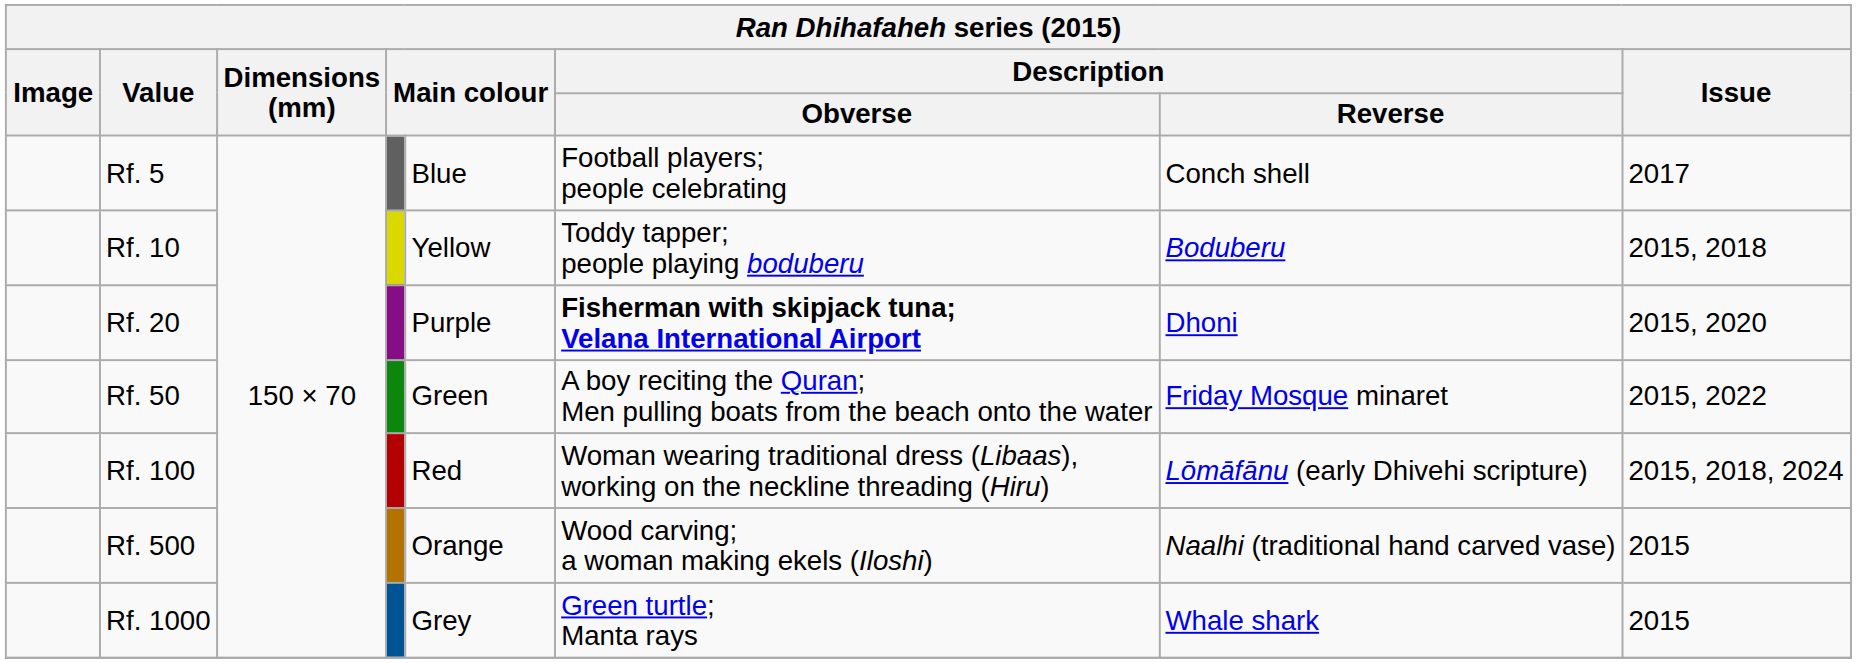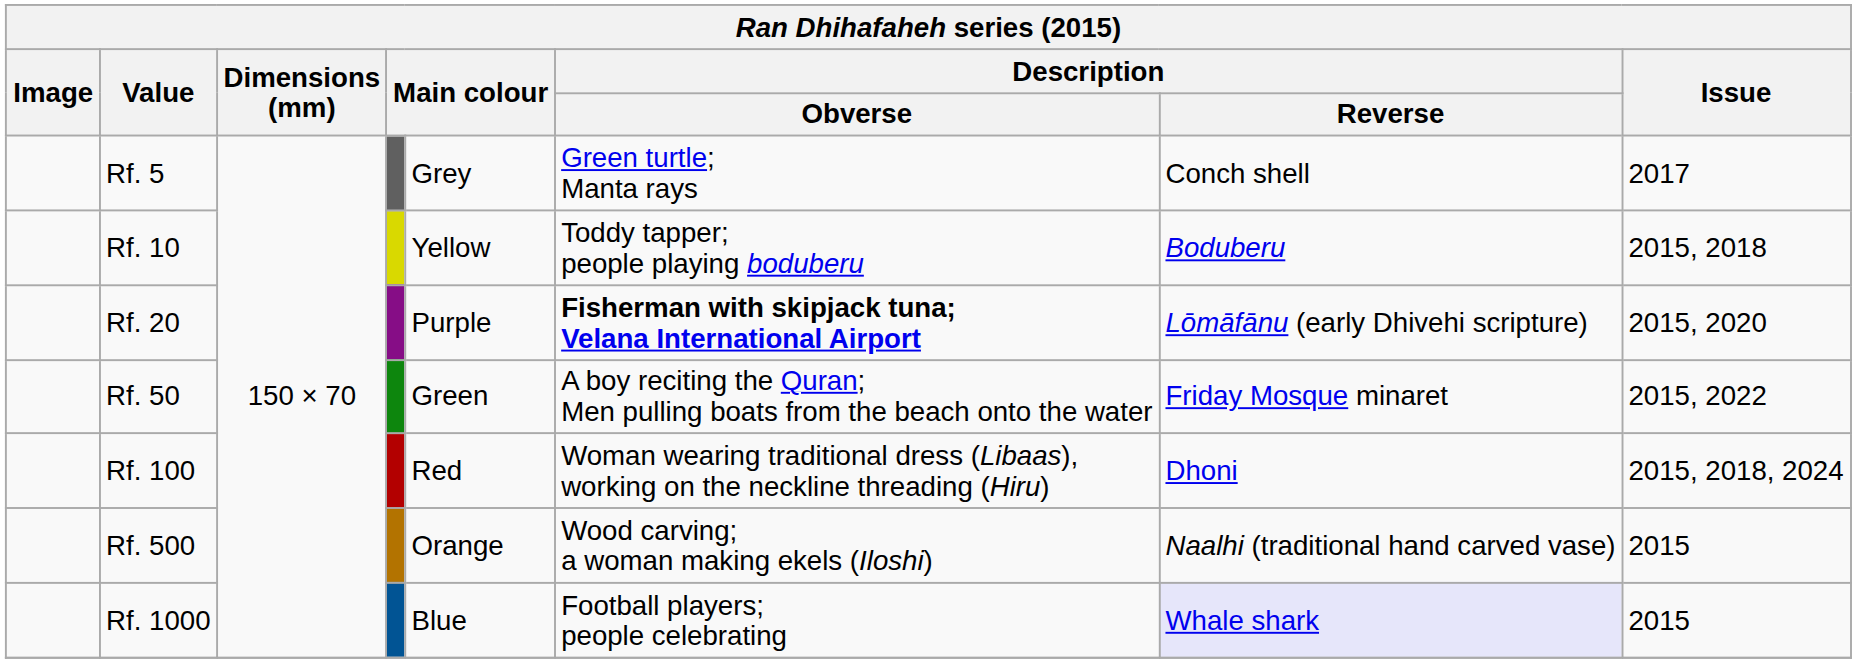(439, 173) Blue -> (441, 173) Grey
(674, 173) Football players; people celebrating -> (638, 173) Green turtle; Manta rays
(1202, 322) Dhoni -> (1377, 322) Lōmāfānu (early Dhivehi scripture)
(1377, 471) Lōmāfānu (early Dhivehi scripture) -> (1202, 471) Dhoni
(441, 620) Grey -> (439, 620) Blue
(638, 620) Green turtle; Manta rays -> (674, 620) Football players; people celebrating
(1242, 620) no background -> (1242, 620) lavender background
